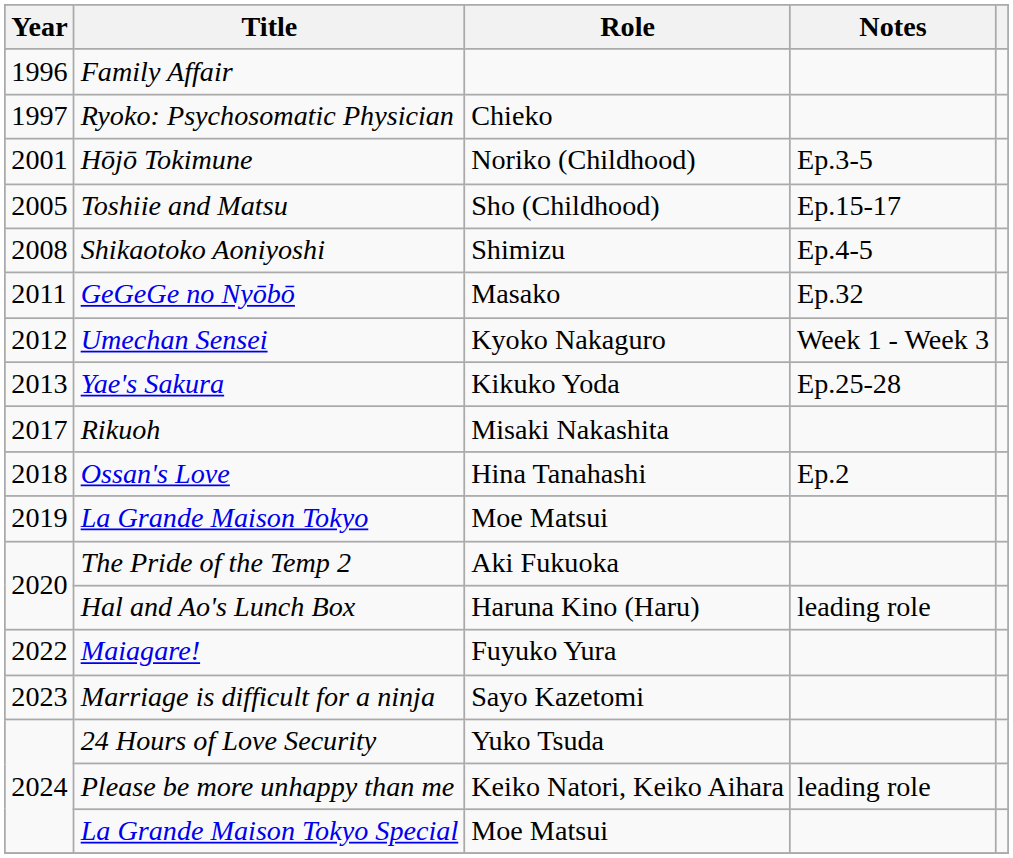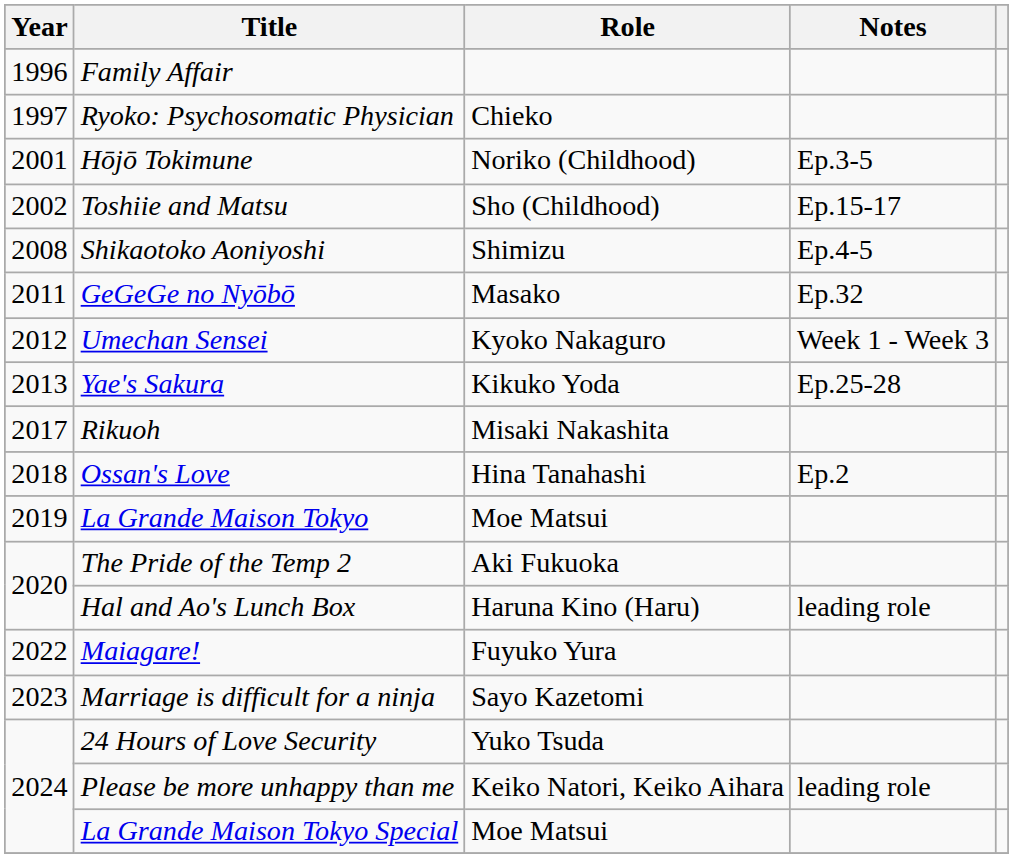(40, 205) 2005 -> (40, 205) 2002
